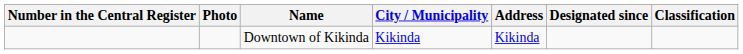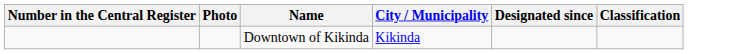- column: (519, 15)
